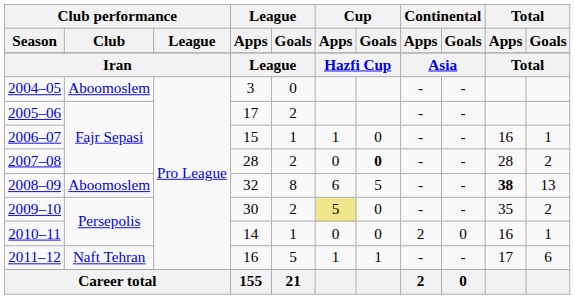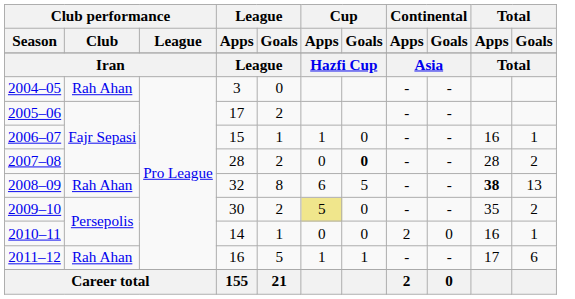(109, 88) Aboomoslem -> (102, 88) Rah Ahan
(109, 185) Aboomoslem -> (102, 185) Rah Ahan
(109, 257) Naft Tehran -> (102, 257) Rah Ahan
